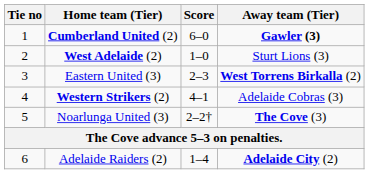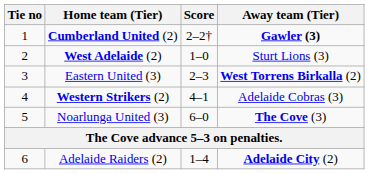(199, 35) 6–0 -> (199, 35) 2–2†
(199, 117) 2–2† -> (199, 117) 6–0
